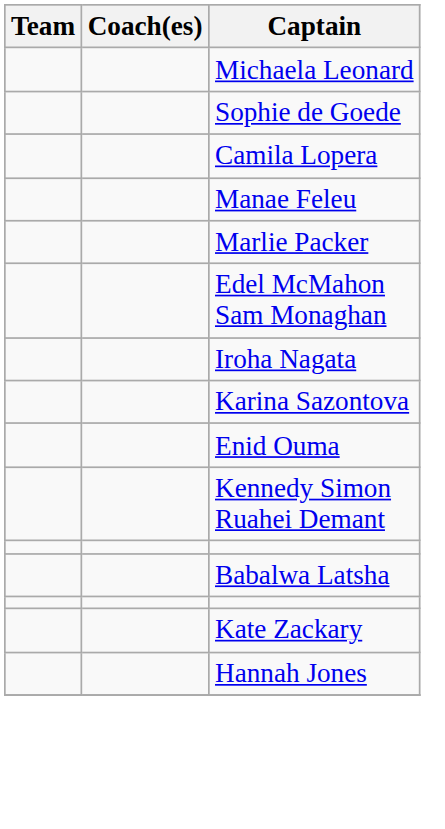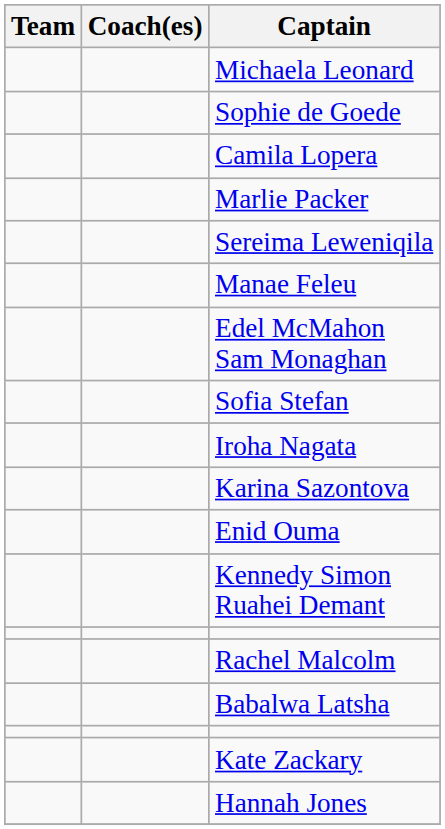rows swapped: (43, 242) <-> (43, 199)
+ row: (43, 242)
+ row: (43, 402)
+ row: (43, 661)
